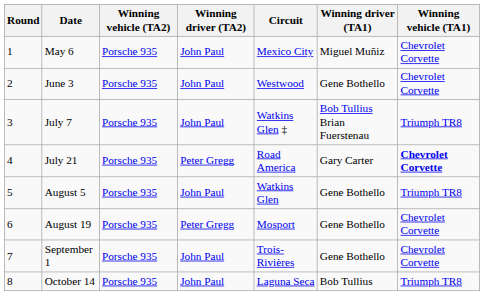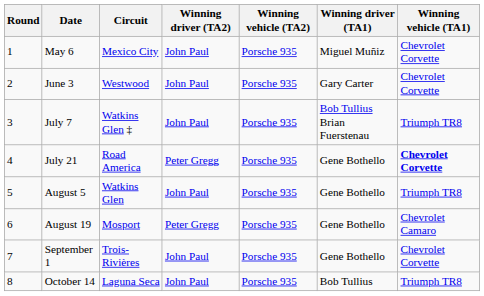columns swapped: (286, 20) <-> (138, 20)
(352, 84) Gene Bothello -> (346, 84) Gary Carter
(346, 161) Gary Carter -> (352, 161) Gene Bothello
(423, 224) Chevrolet Corvette -> (423, 224) Chevrolet Camaro
